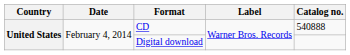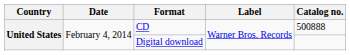(311, 27) 540888 -> (311, 27) 500888
